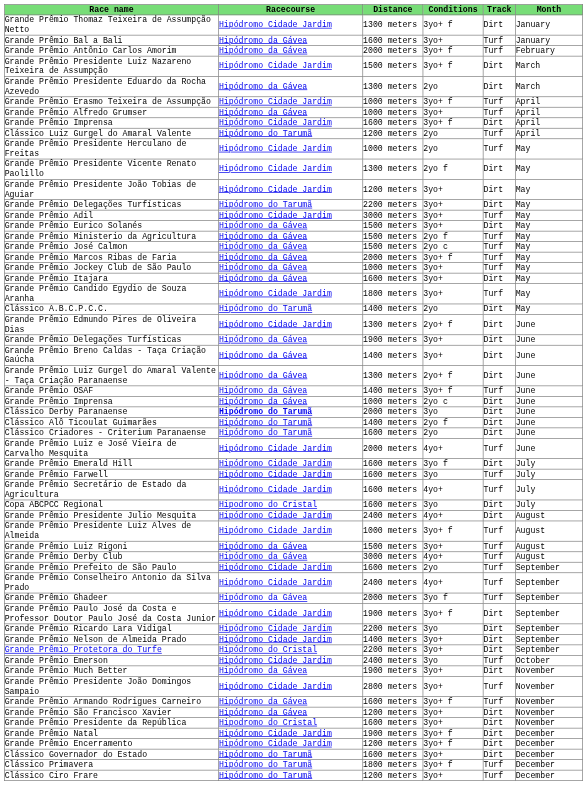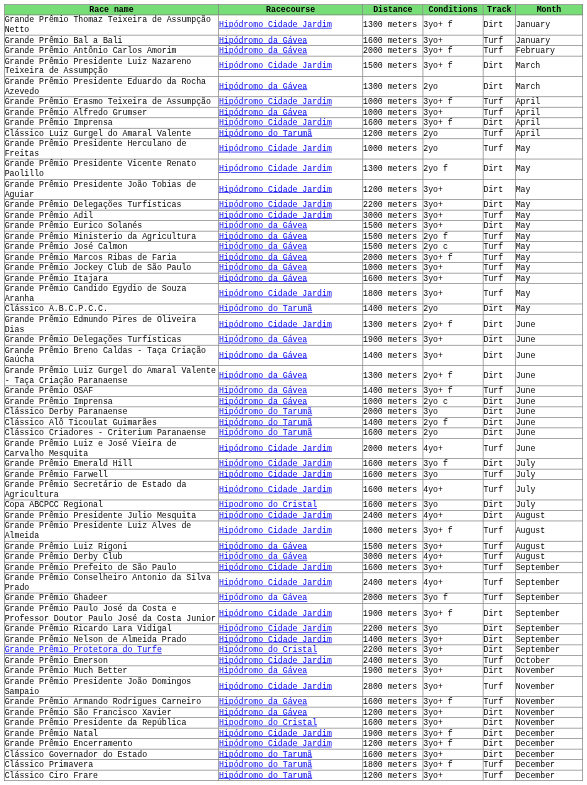(266, 205) Hipódromo do Tarumã -> (275, 205) Hipódromo Cidade Jardim
(493, 278) Dirt -> (493, 278) Turf
(266, 412) bold -> (266, 412) normal
(431, 567) 2yo -> (433, 567) 3yo+
